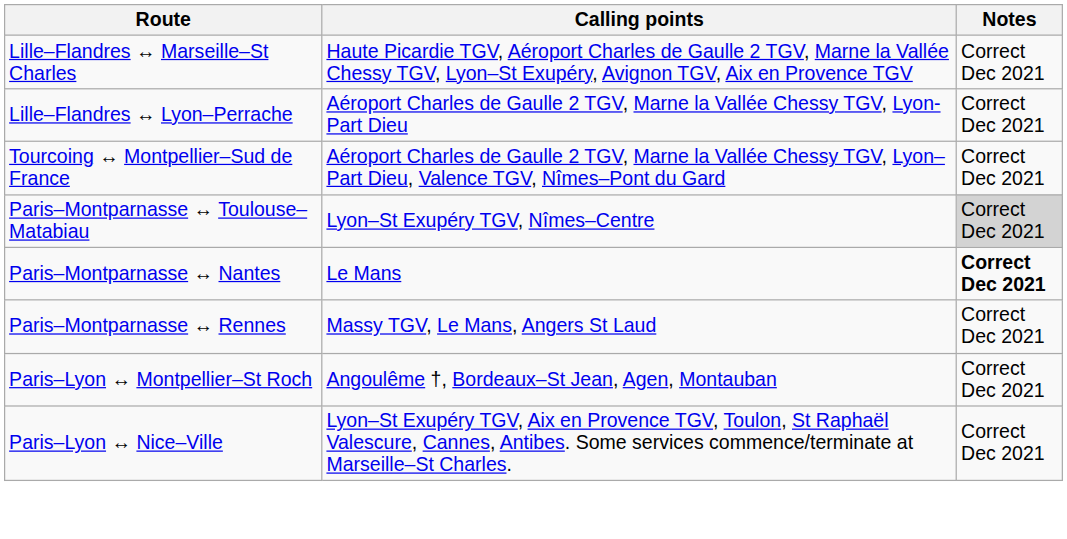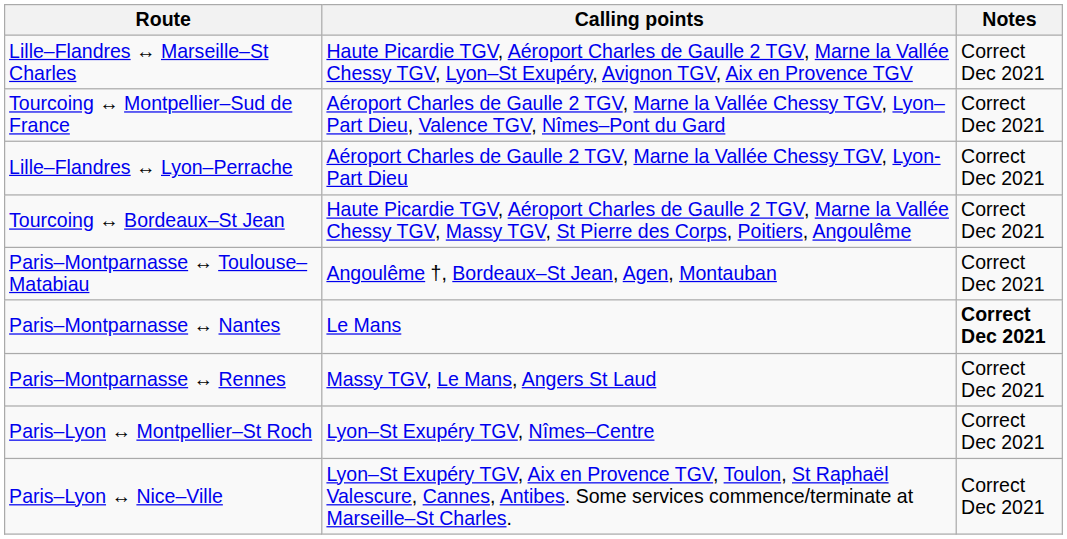rows swapped: (151, 114) <-> (151, 167)
+ row: (147, 220)
(490, 220) Lyon–St Exupéry TGV, Nîmes–Centre -> (552, 273) Angoulême †, Bordeaux–St Jean, Agen, Montauban
(1003, 220) lightgrey background -> (1003, 273) no background
(552, 379) Angoulême †, Bordeaux–St Jean, Agen, Montauban -> (490, 432) Lyon–St Exupéry TGV, Nîmes–Centre
